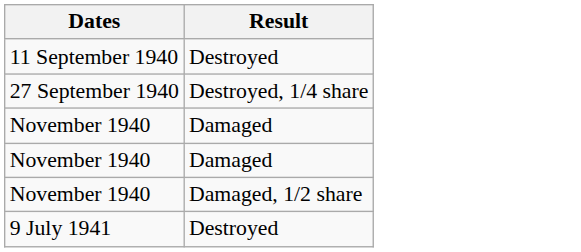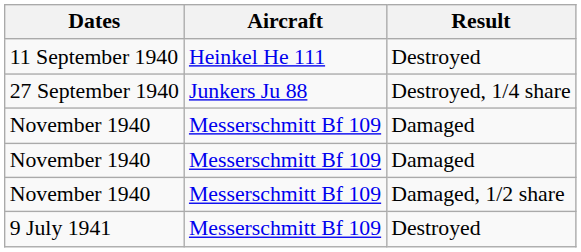+ column: (285, 21)
